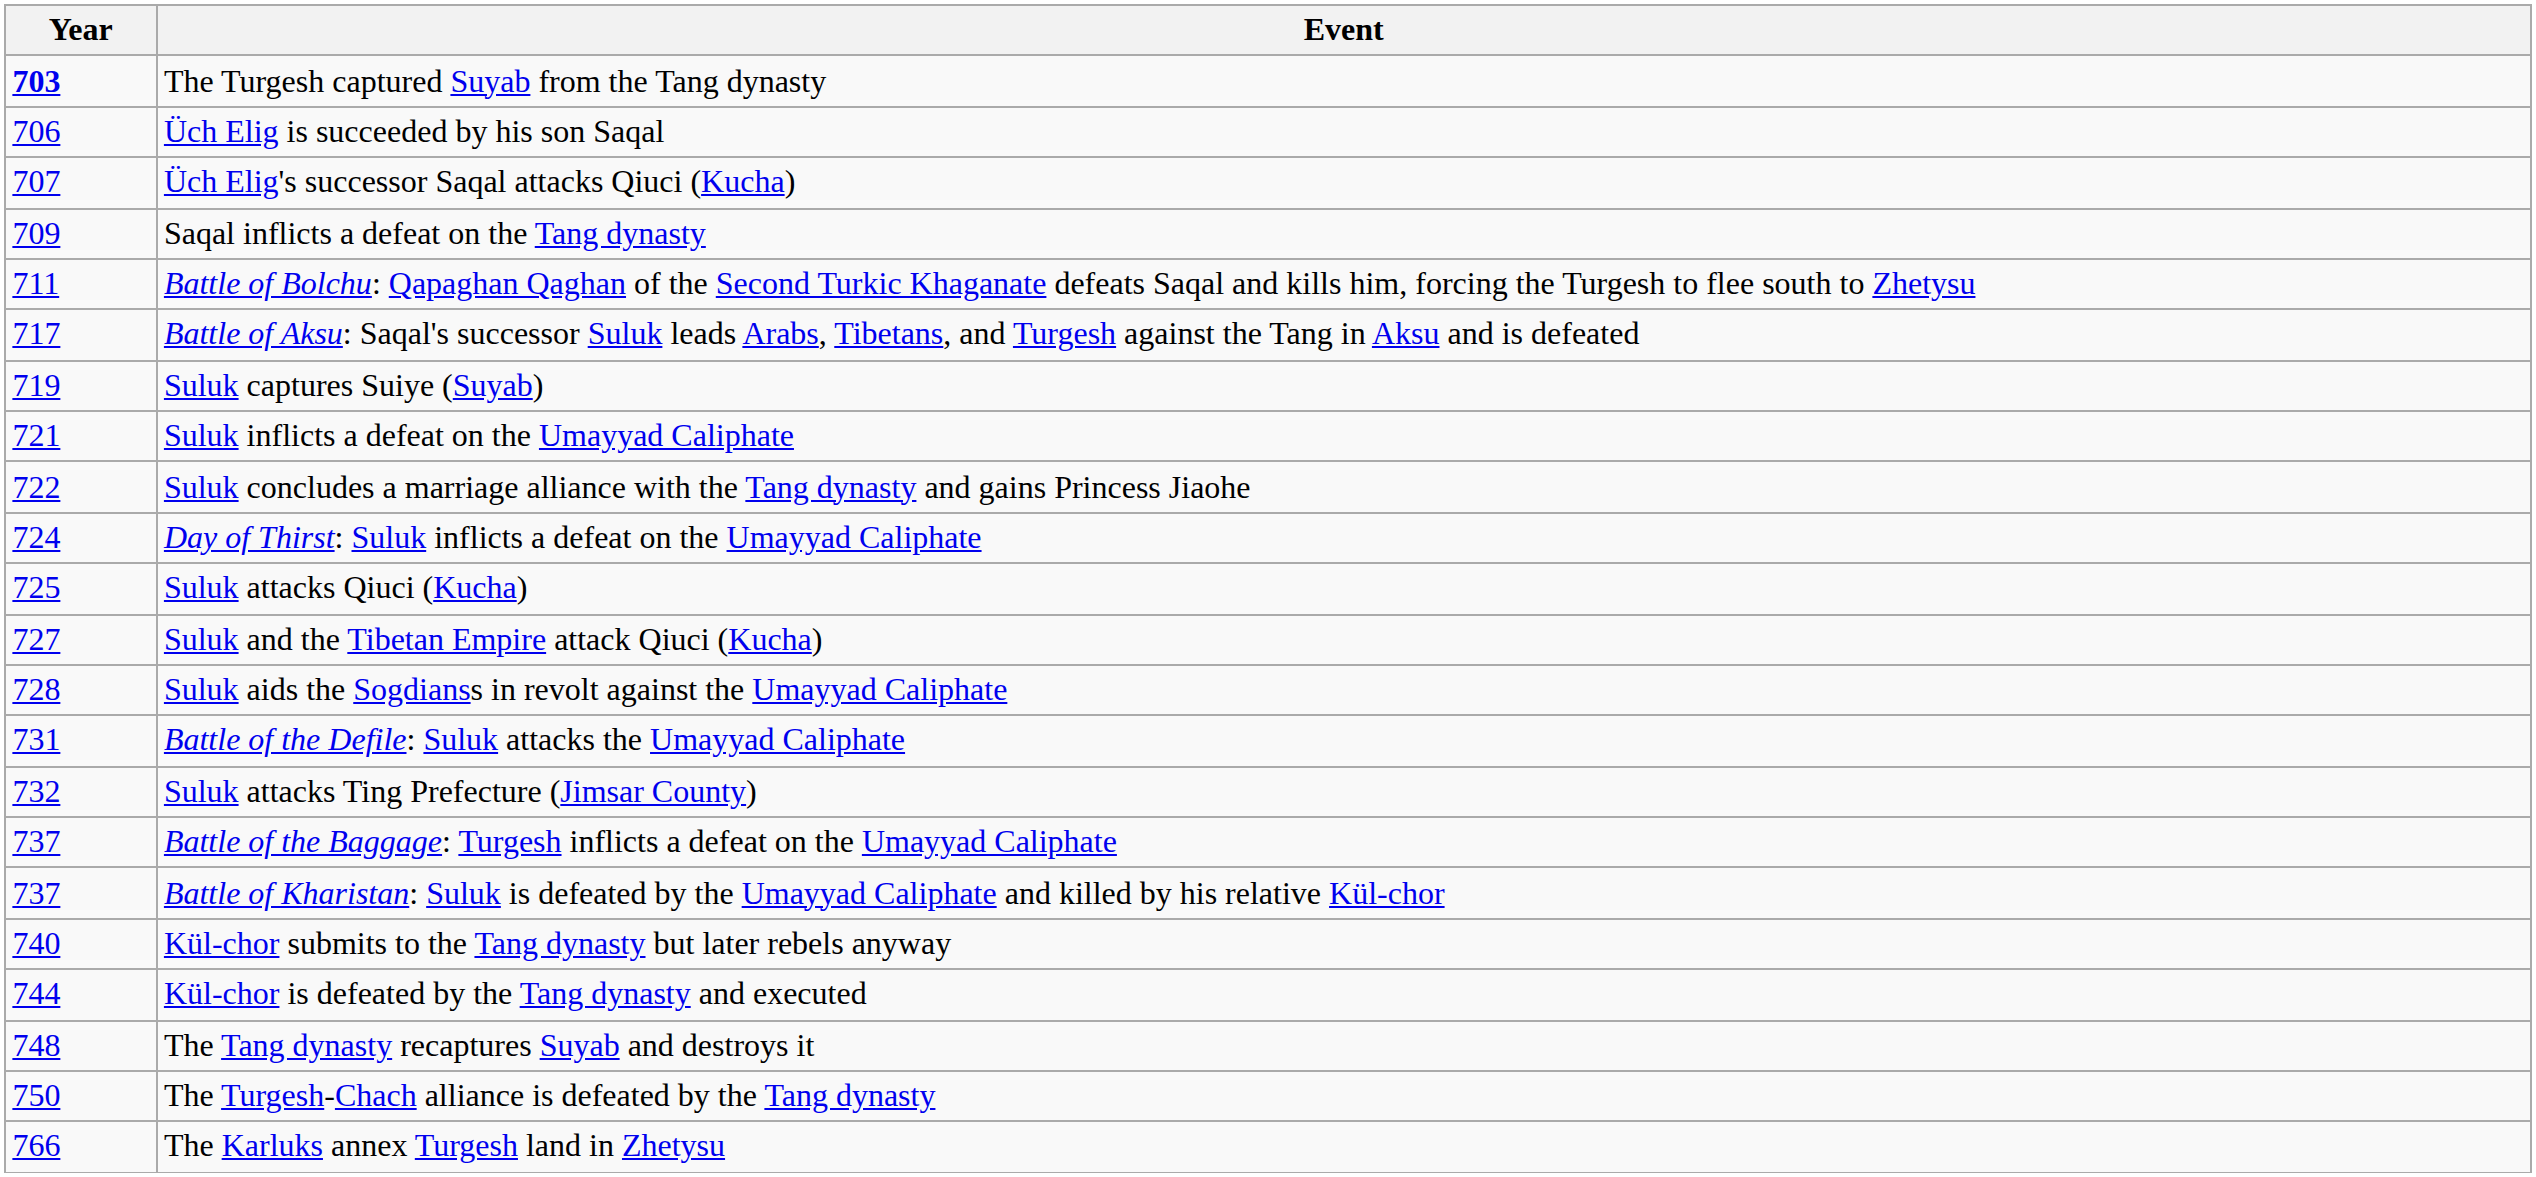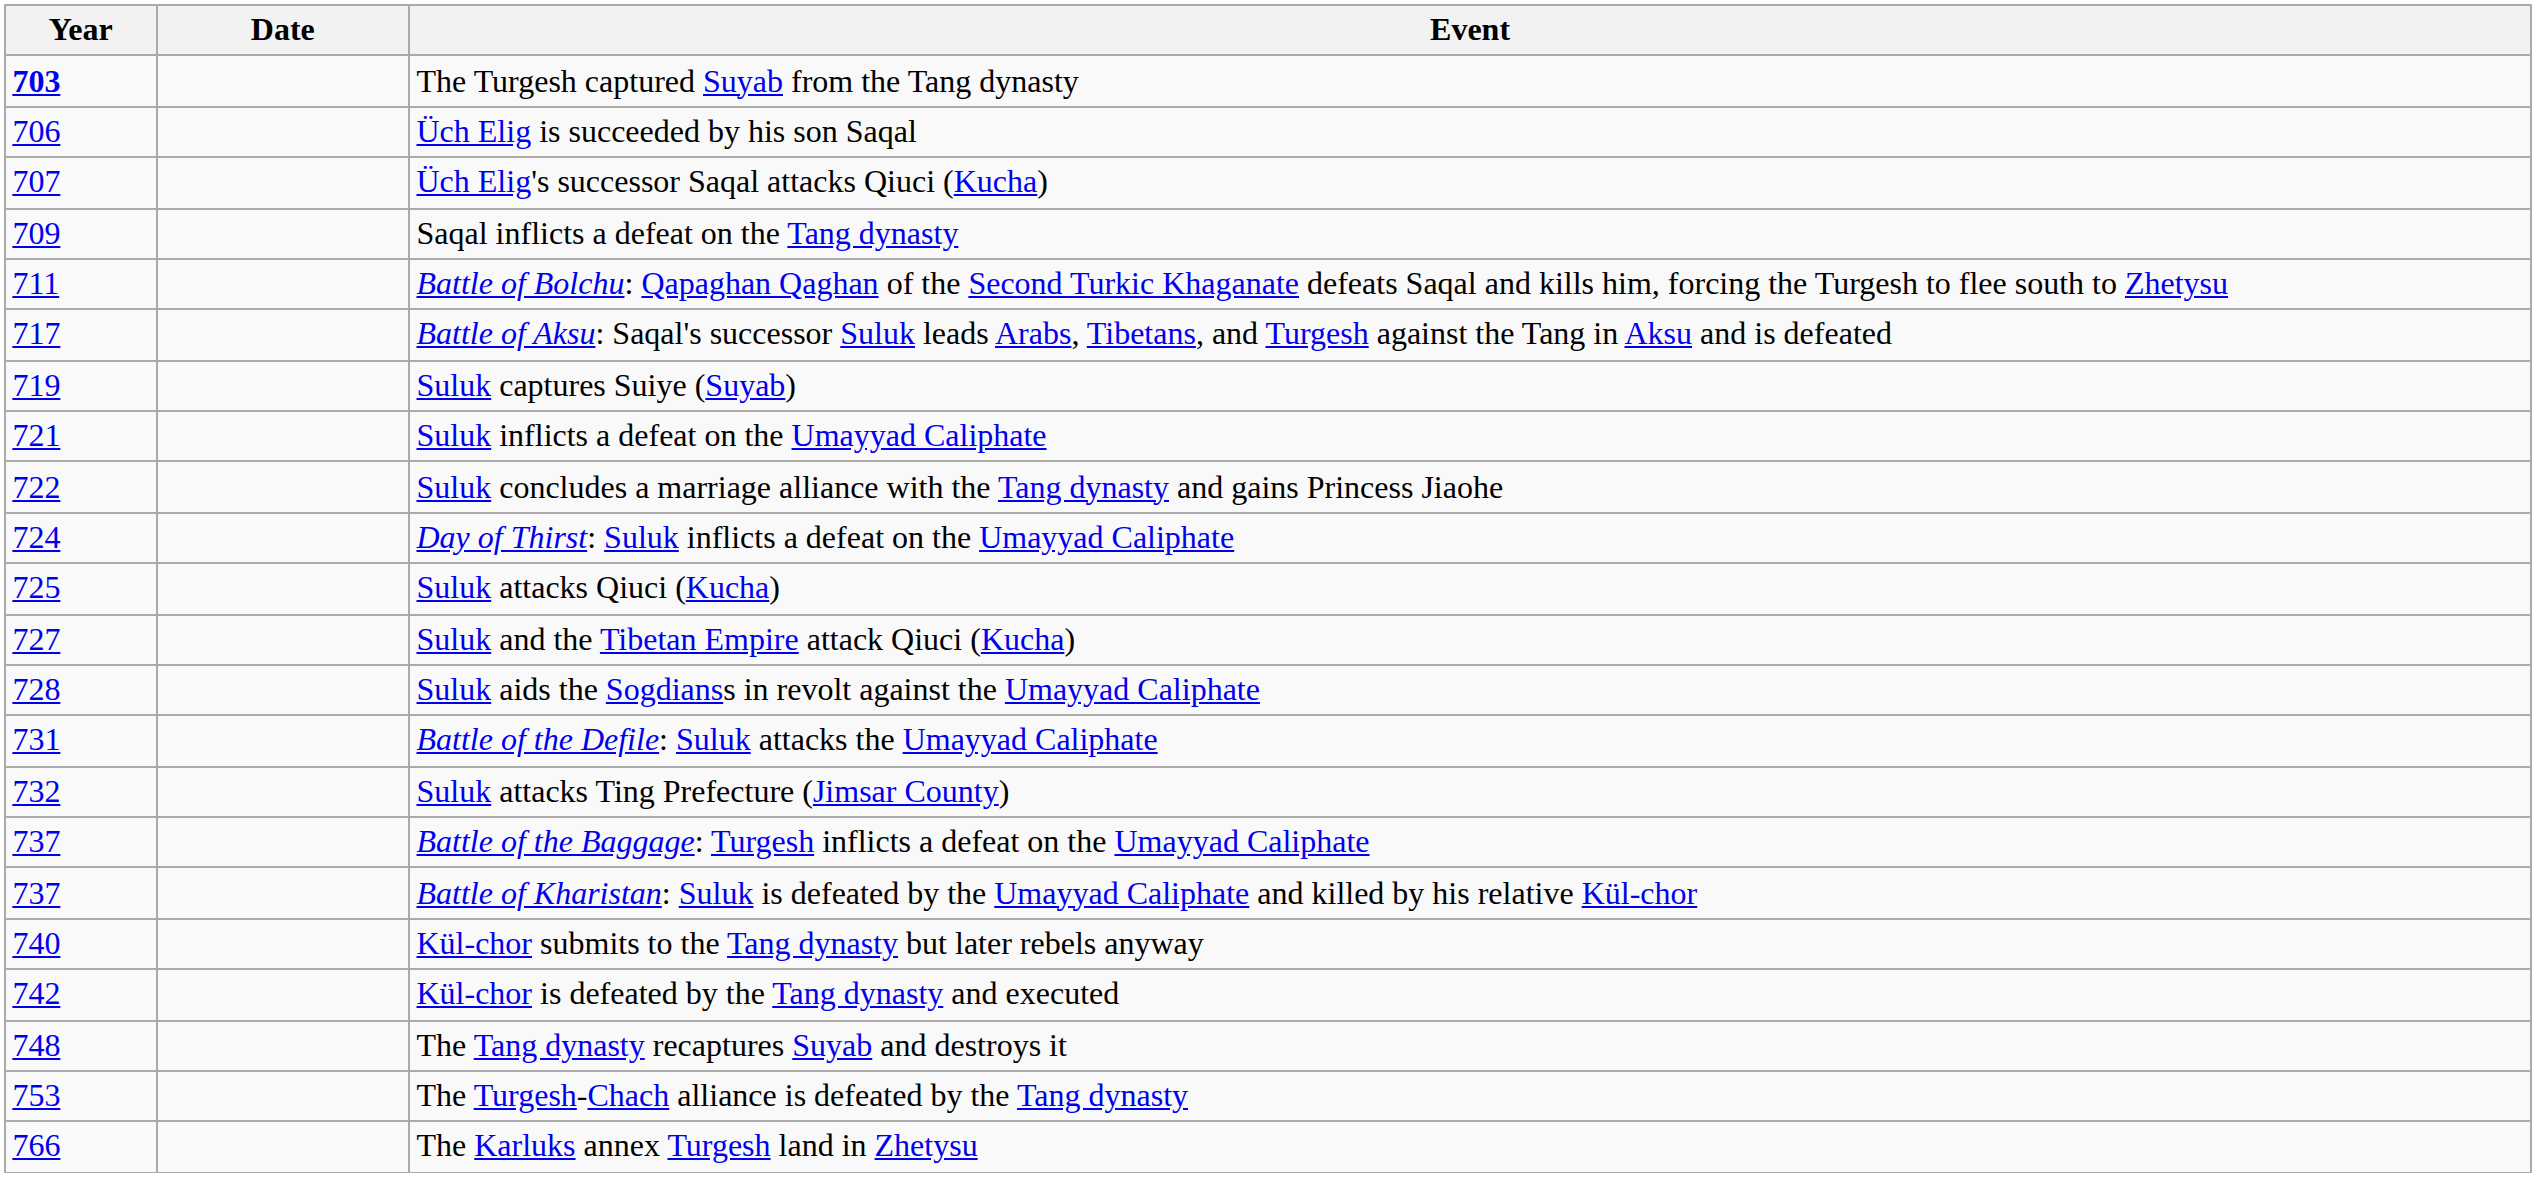+ column: (283, 29)
(36, 994) 744 -> (36, 994) 742
(36, 1095) 750 -> (36, 1095) 753
